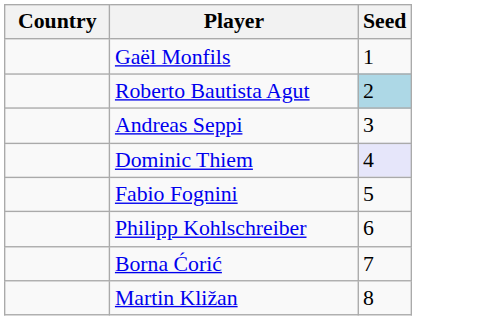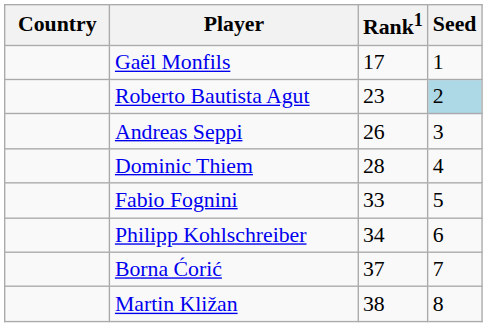+ column: (393, 24)
(368, 159) lavender background -> (438, 165) no background
